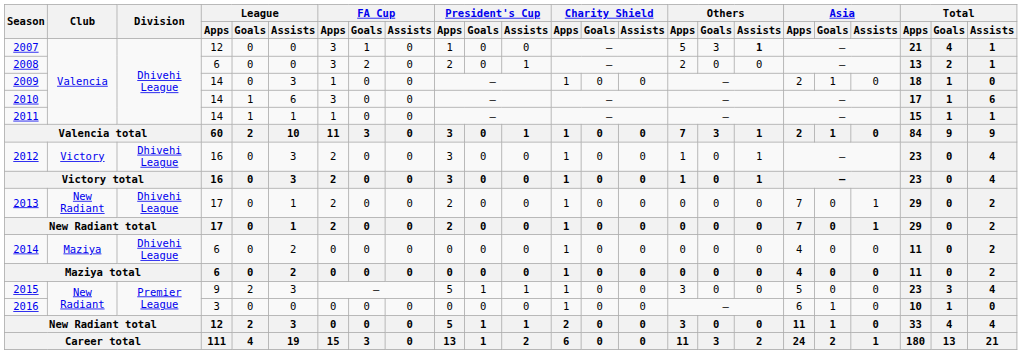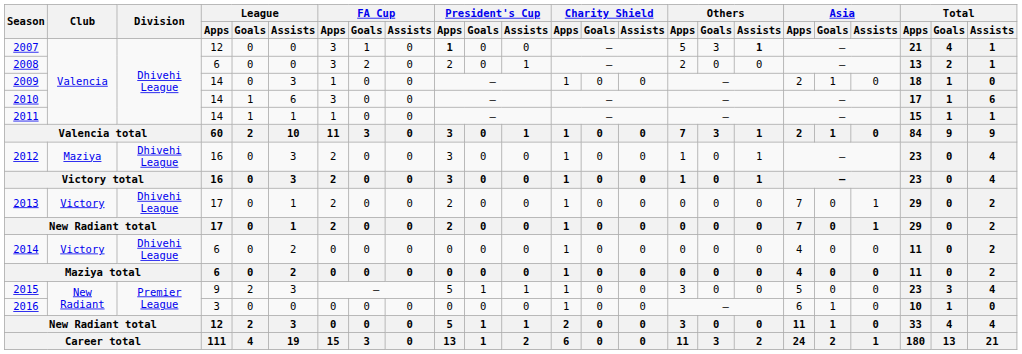(450, 47) normal -> (450, 47) bold
(82, 156) Victory -> (82, 156) Maziya
(82, 203) New Radiant -> (82, 203) Victory
(82, 249) Maziya -> (82, 249) Victory
